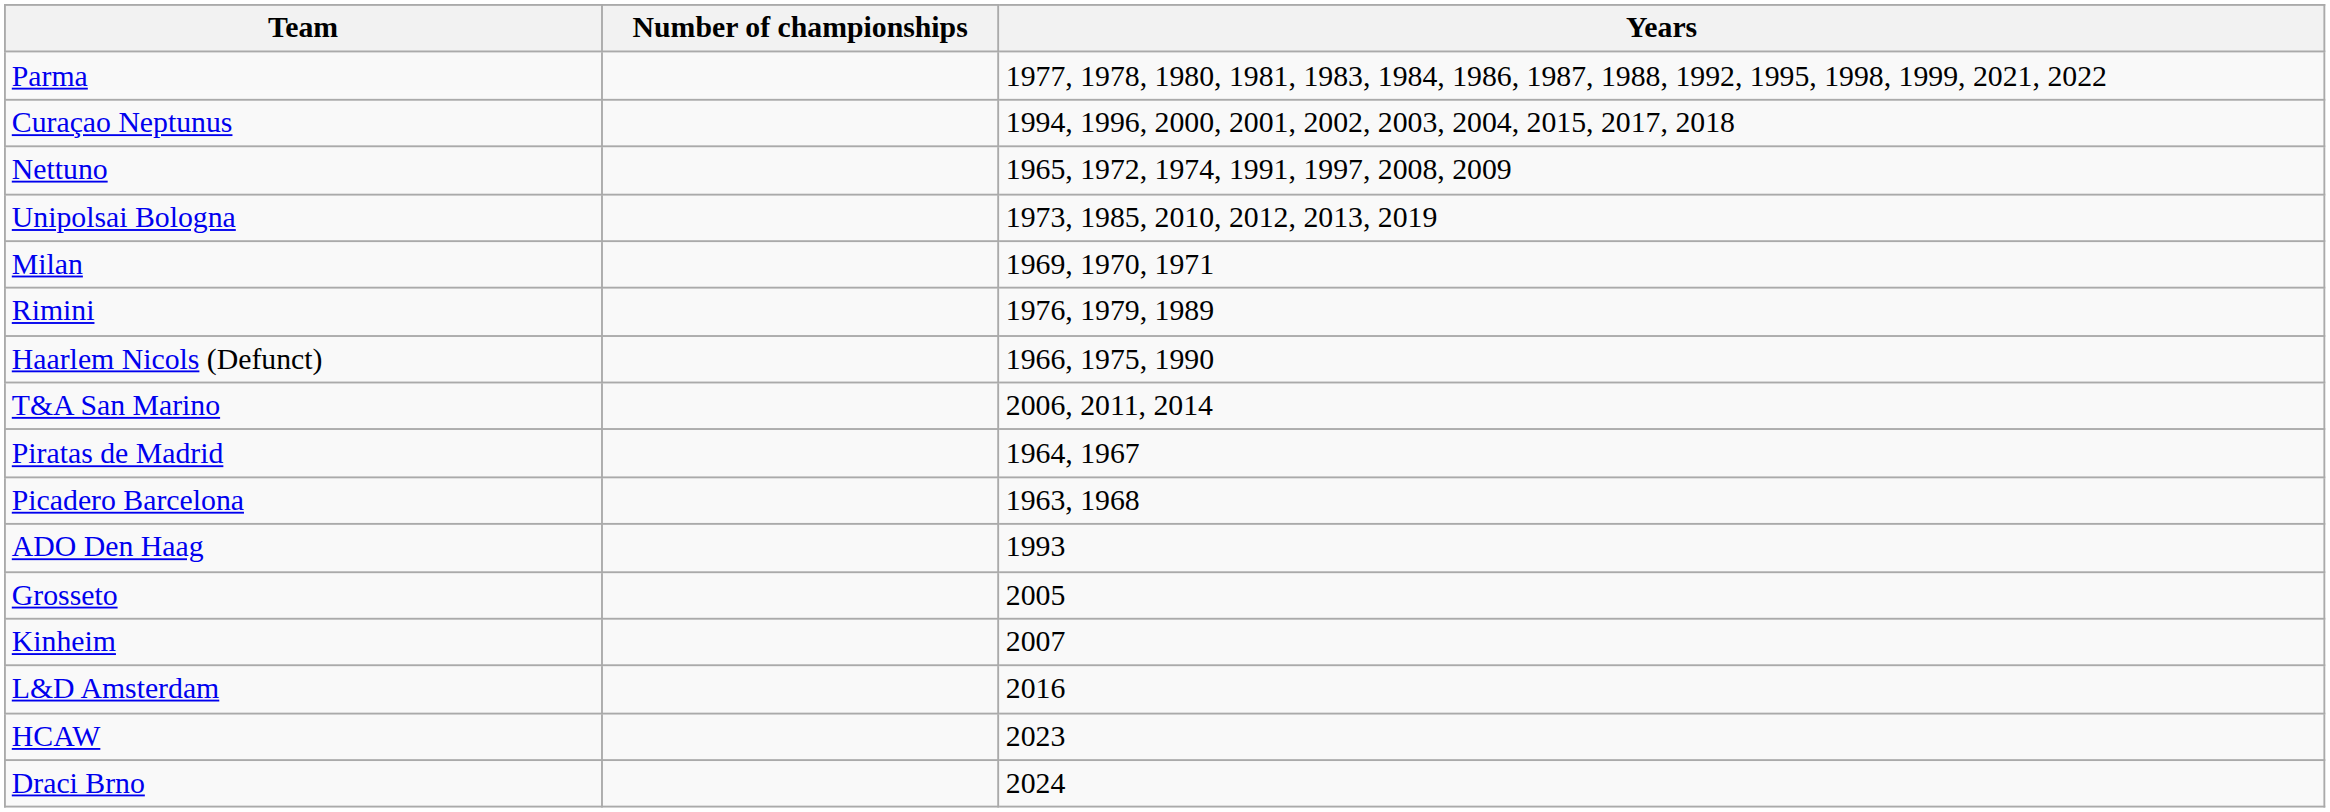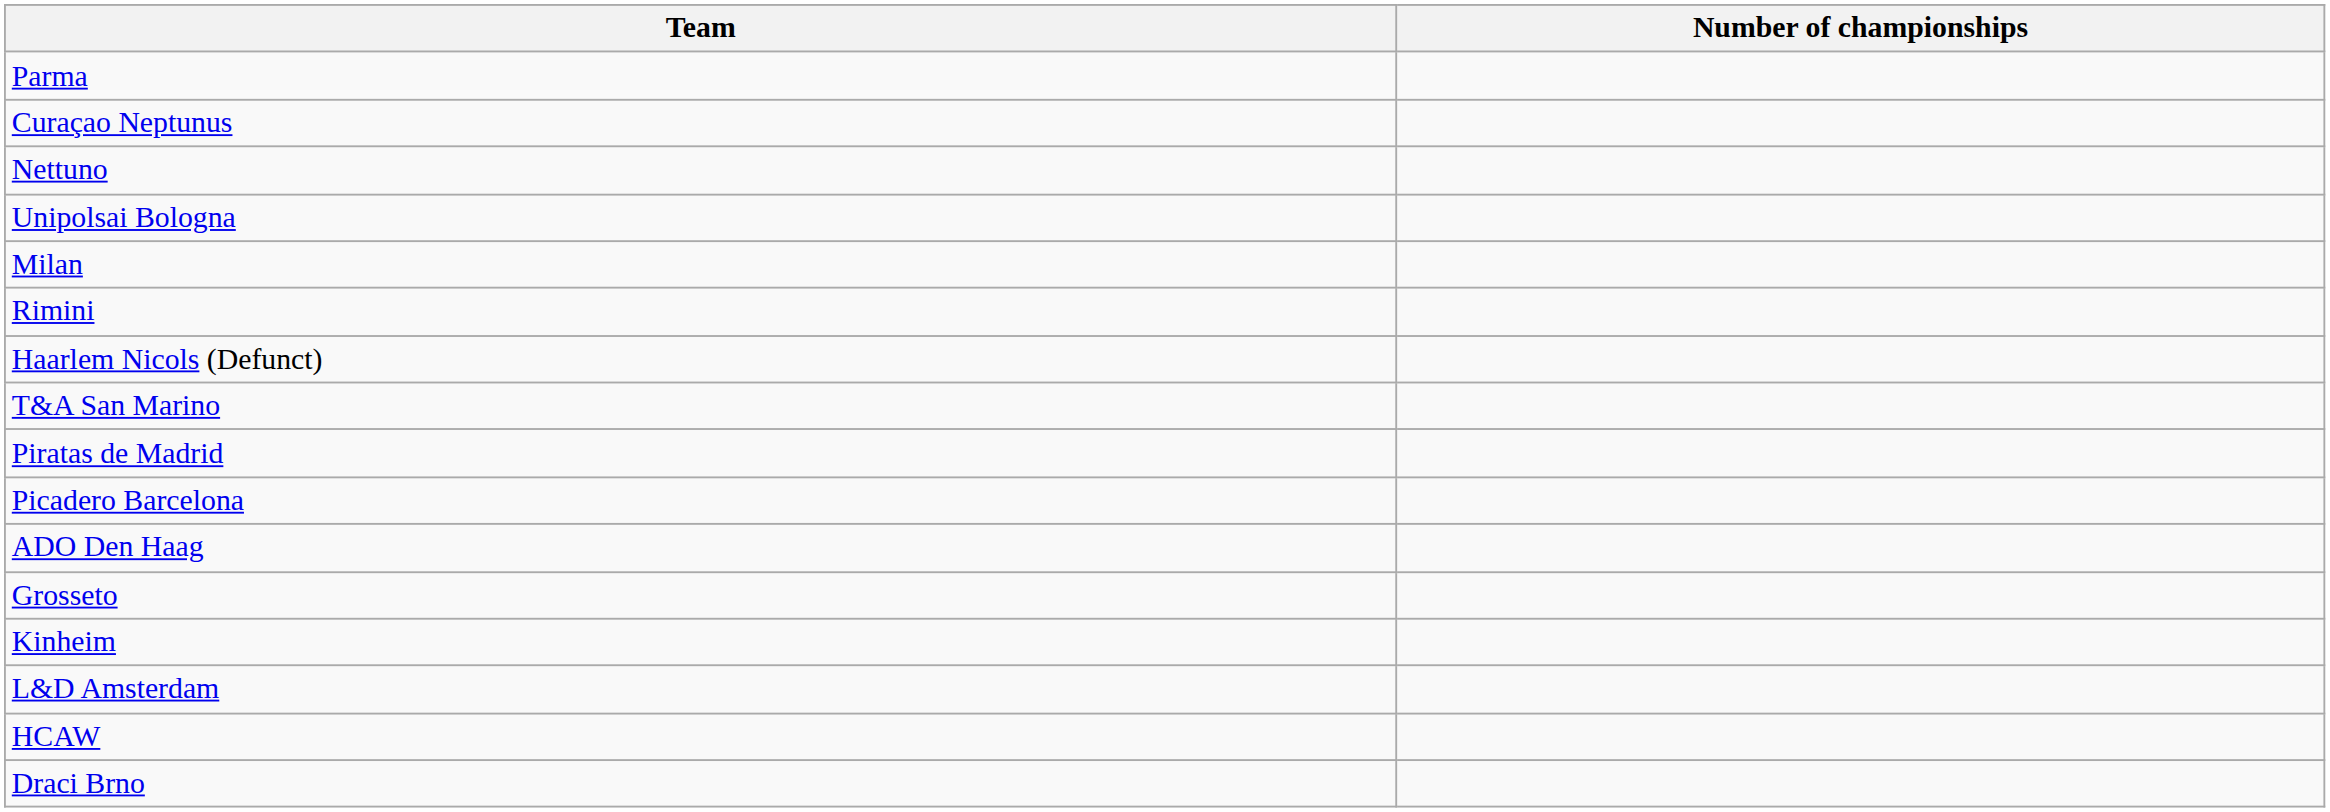- column: (1662, 28)
